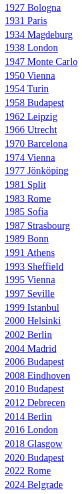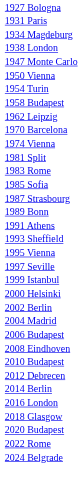- row: (31, 130)
- row: (37, 171)
